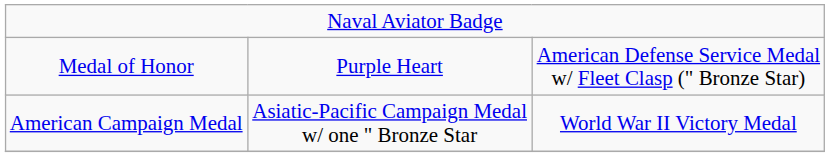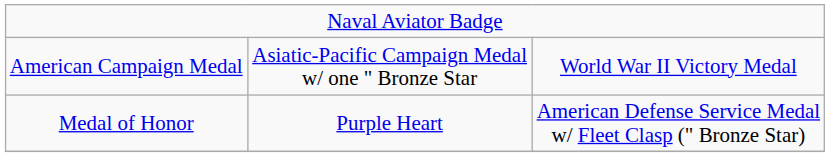rows swapped: (126, 66) <-> (126, 122)
